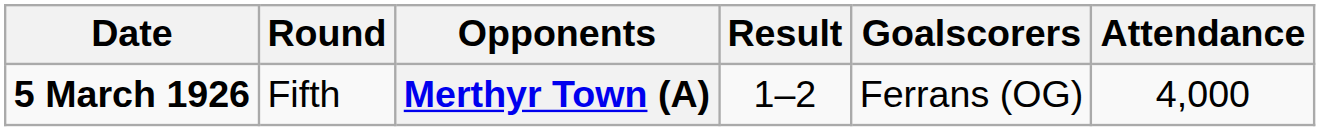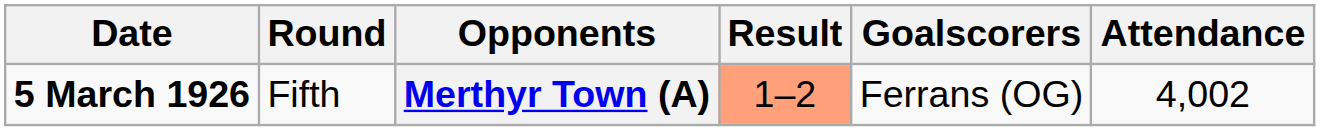(785, 93) no background -> (785, 93) lightsalmon background
(1203, 93) 4,000 -> (1203, 93) 4,002
